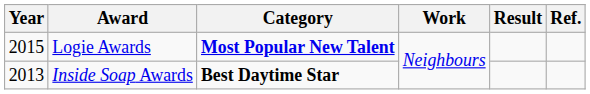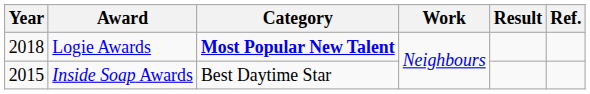(26, 46) 2015 -> (26, 46) 2018
(26, 74) 2013 -> (26, 74) 2015
(270, 74) bold -> (266, 74) normal
